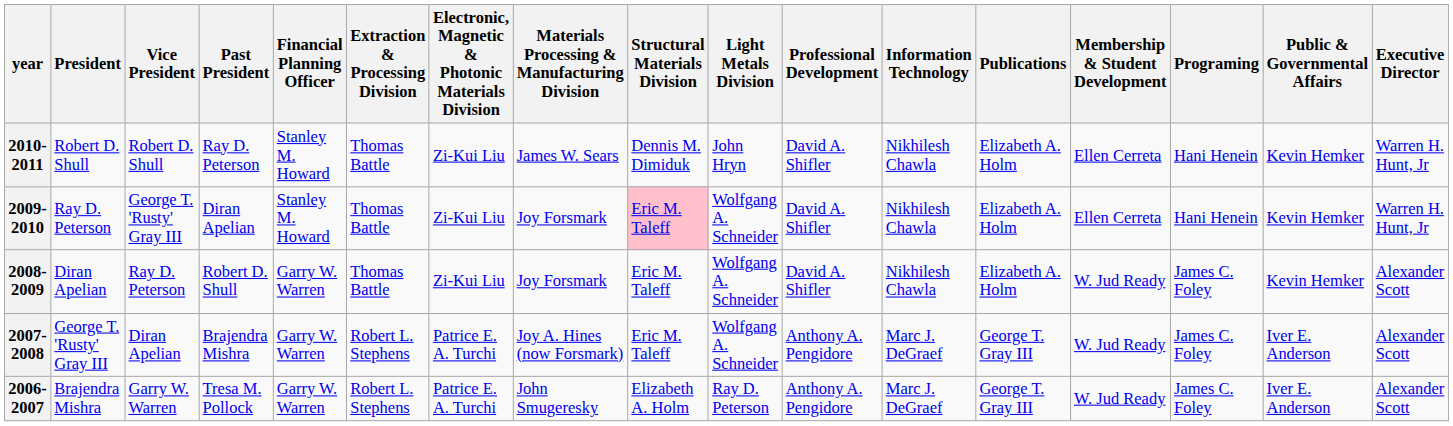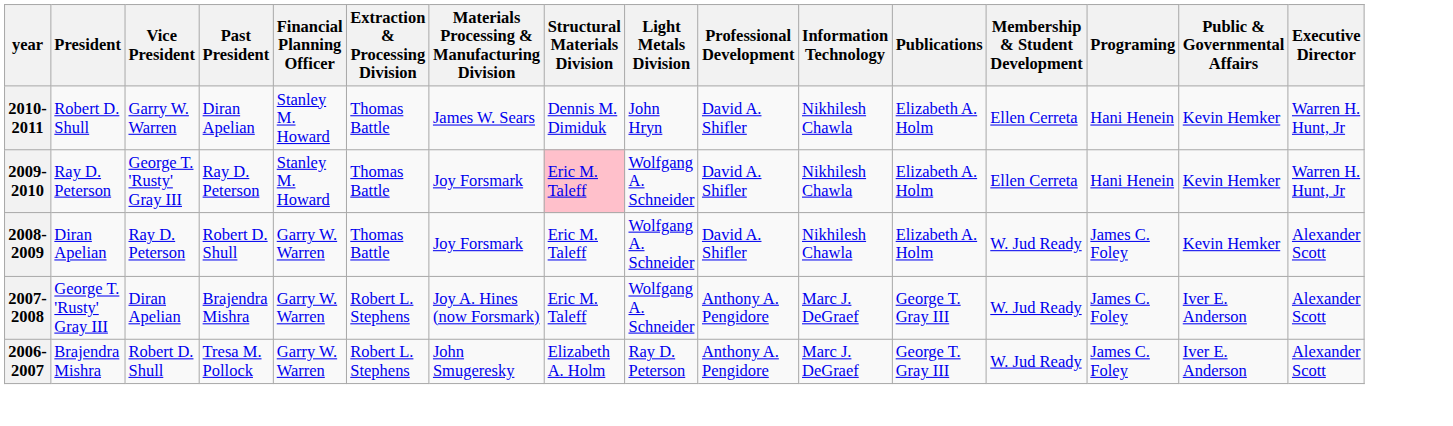- column: (471, 63)
(161, 154) Robert D. Shull -> (159, 117) Garry W. Warren
(231, 154) Ray D. Peterson -> (229, 117) Diran Apelian
(229, 218) Diran Apelian -> (231, 181) Ray D. Peterson
(159, 398) Garry W. Warren -> (161, 361) Robert D. Shull
